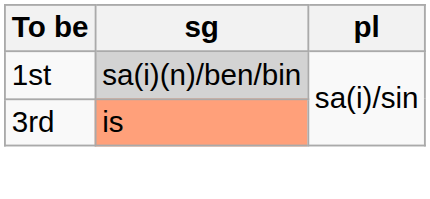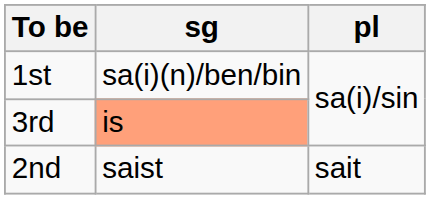(202, 74) lightgrey background -> (202, 74) no background
+ row: (36, 168)
